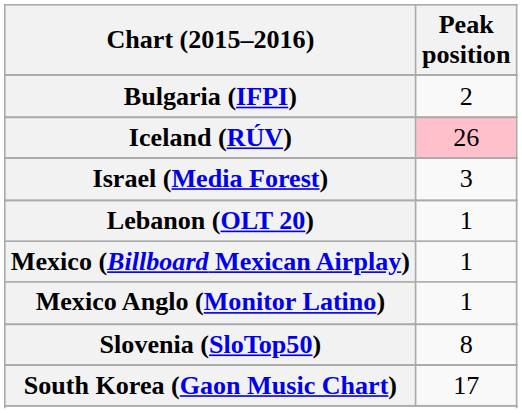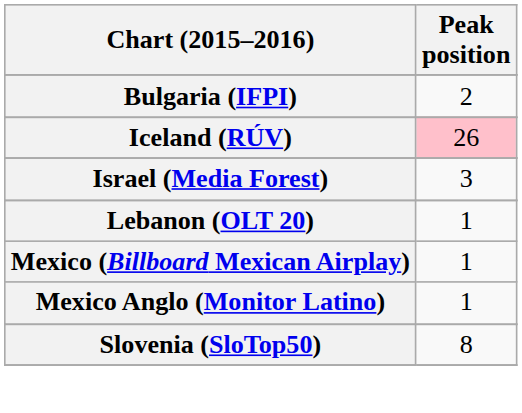- row: (210, 385)
